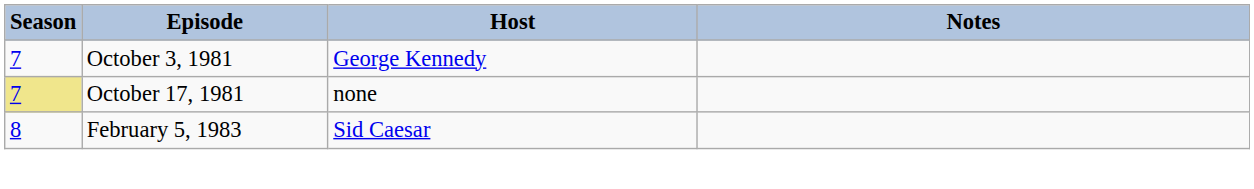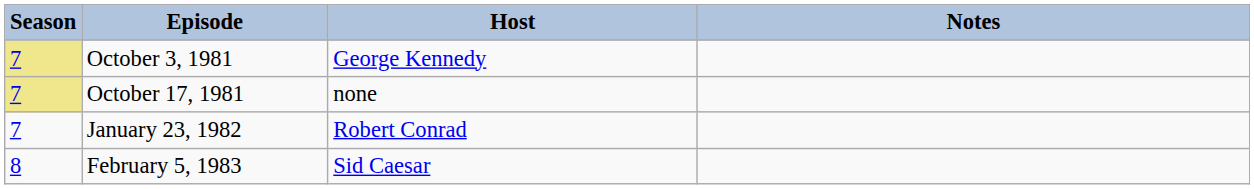(16, 58) no background -> (16, 58) khaki background
+ row: (164, 129)
